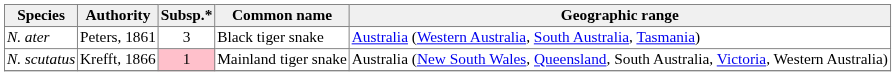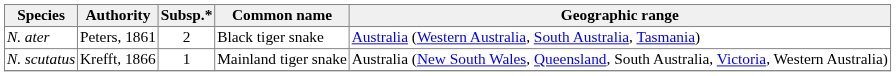(187, 37) 3 -> (187, 37) 2
(187, 59) pink background -> (187, 59) no background
